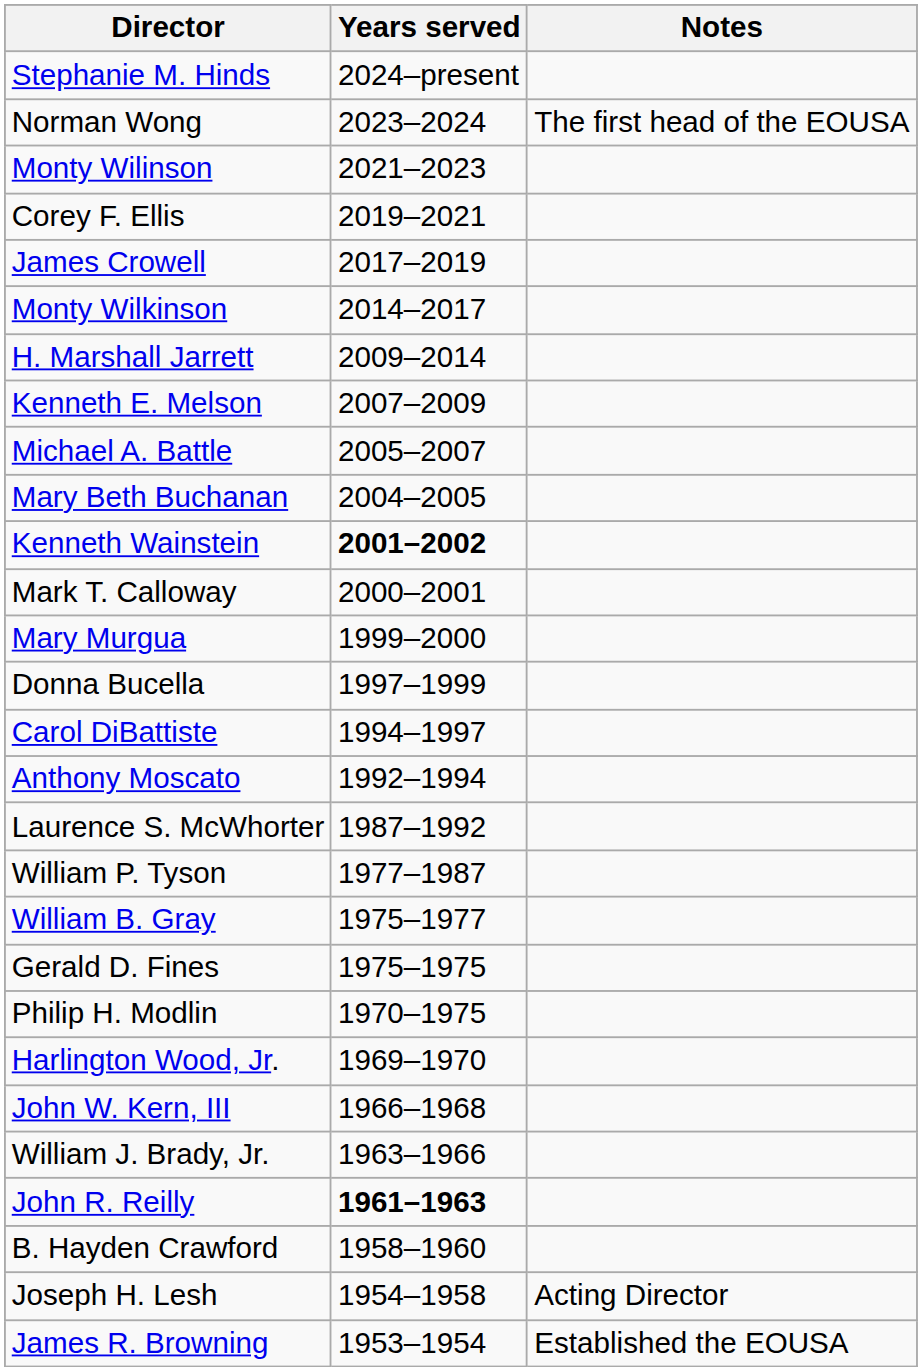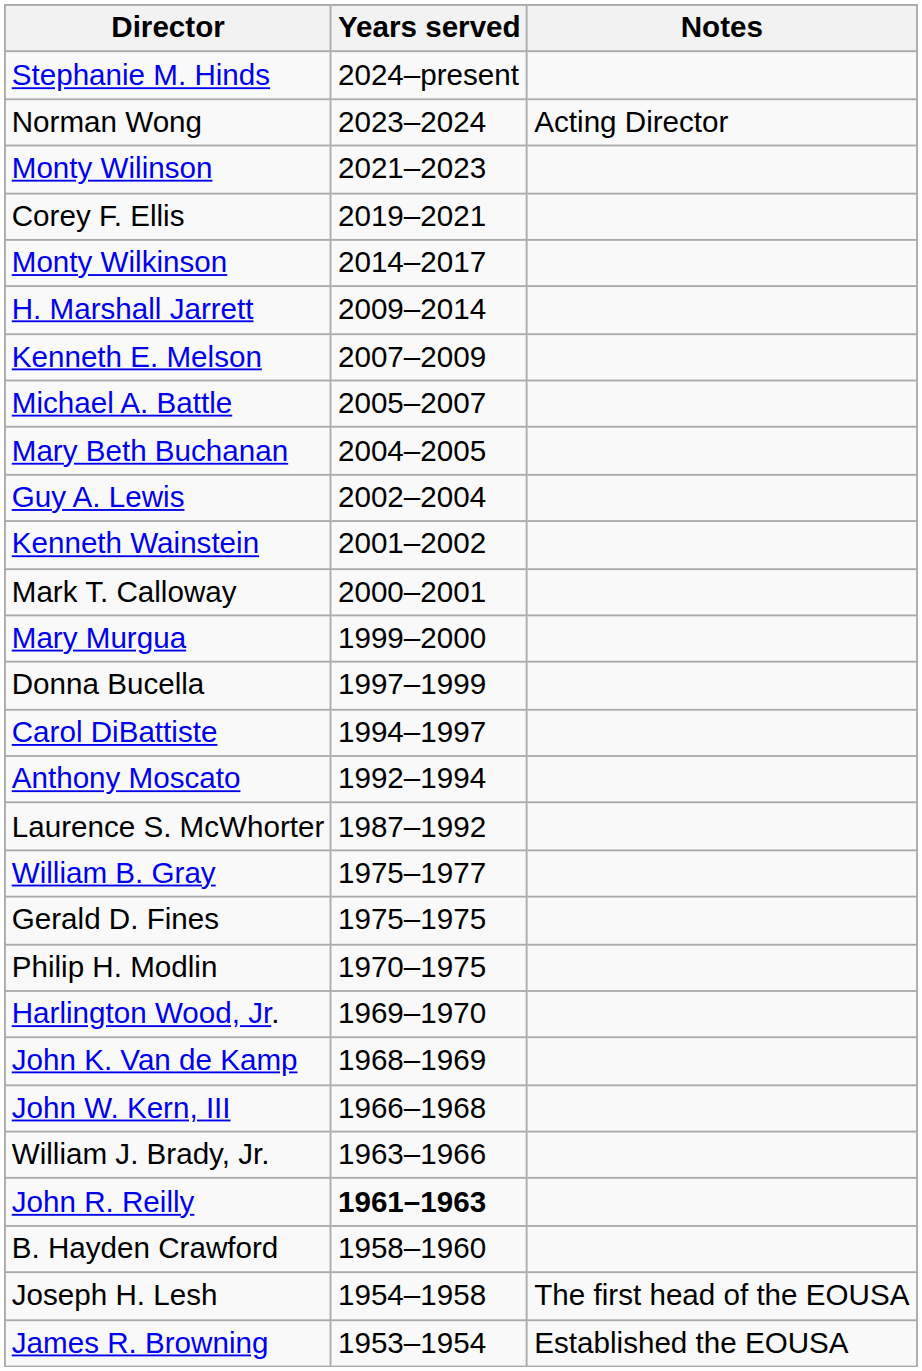(722, 121) The first head of the EOUSA -> (631, 121) Acting Director
- row: (109, 262)
+ row: (98, 497)
(412, 544) bold -> (412, 544) normal
- row: (119, 872)
+ row: (155, 1060)
(631, 1295) Acting Director -> (722, 1295) The first head of the EOUSA
